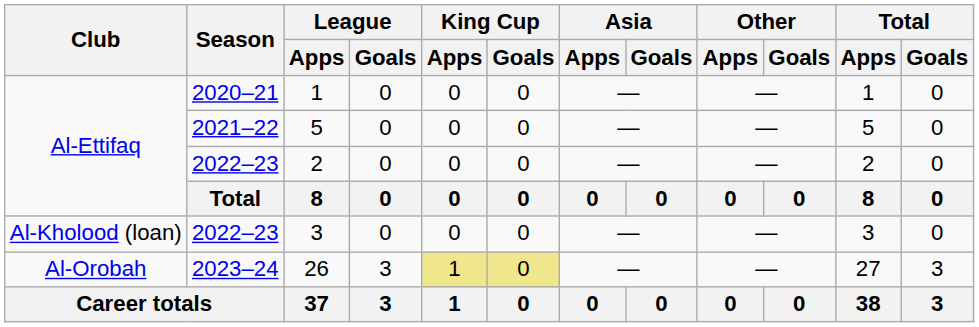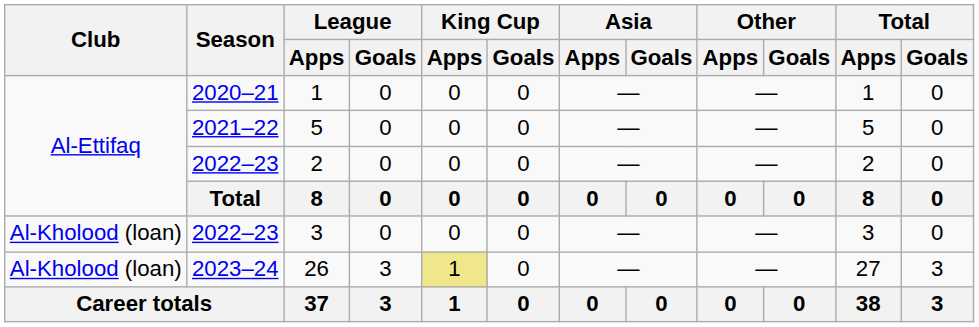(96, 269) Al-Orobah -> (96, 269) Al-Kholood (loan)
(523, 269) khaki background -> (523, 269) no background
